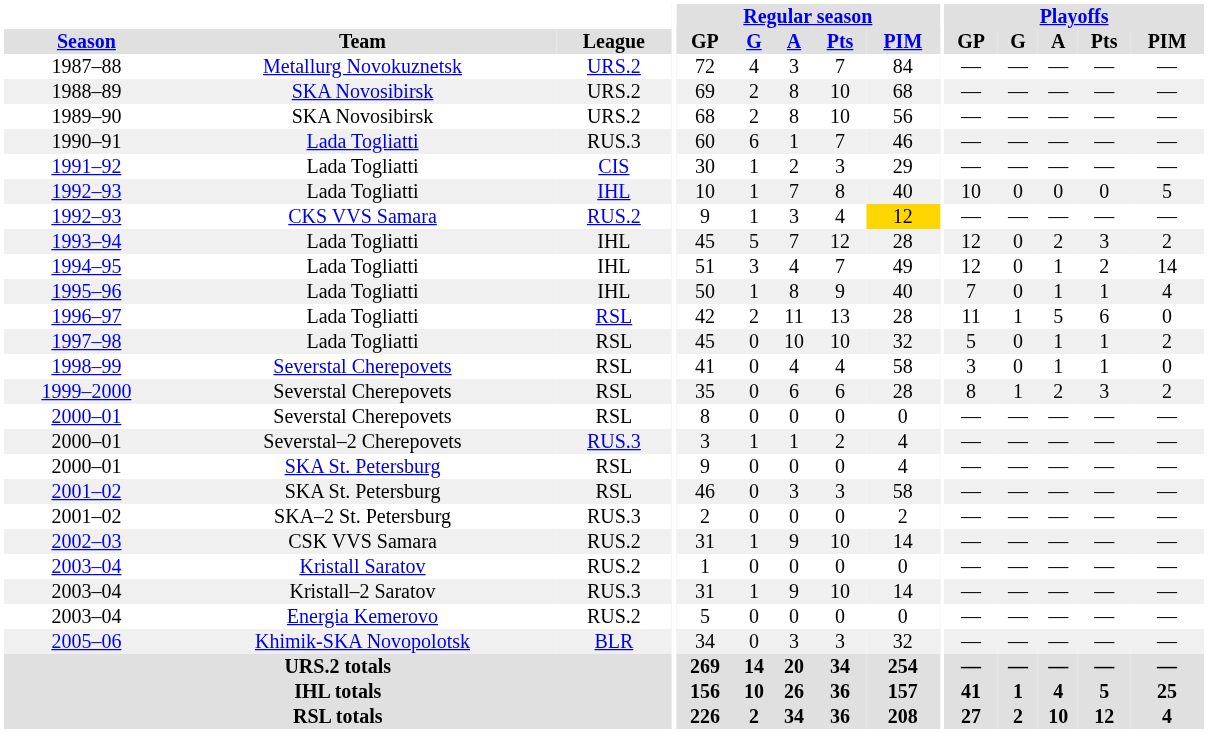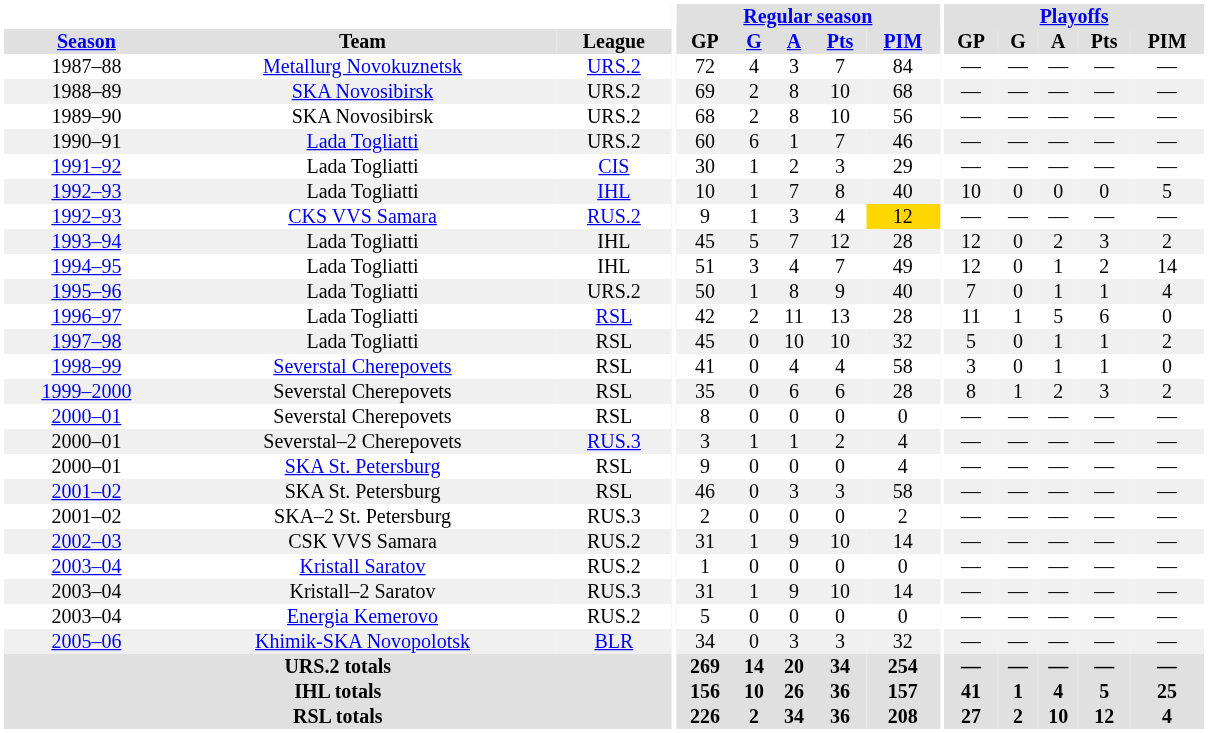(614, 141) RUS.3 -> (614, 141) URS.2
(614, 291) IHL -> (614, 291) URS.2
